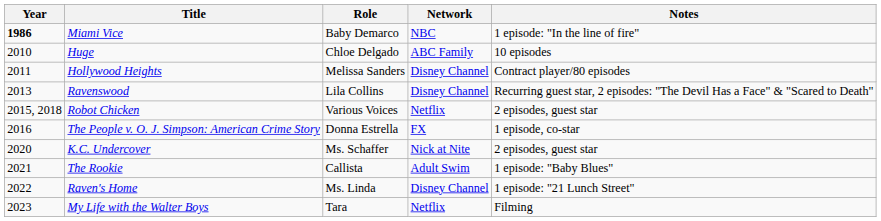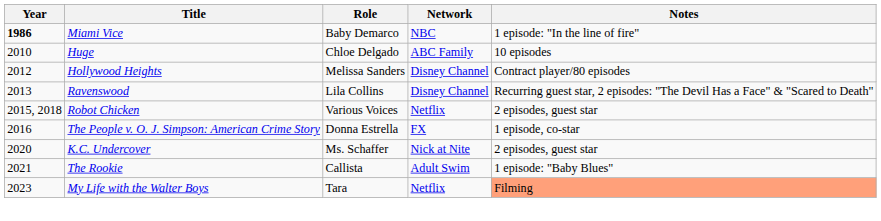(19, 71) 2011 -> (19, 71) 2012
- row: (102, 187)
(513, 206) no background -> (513, 187) lightsalmon background
